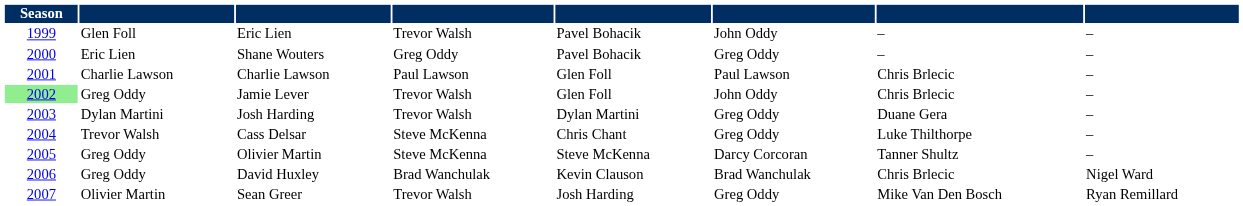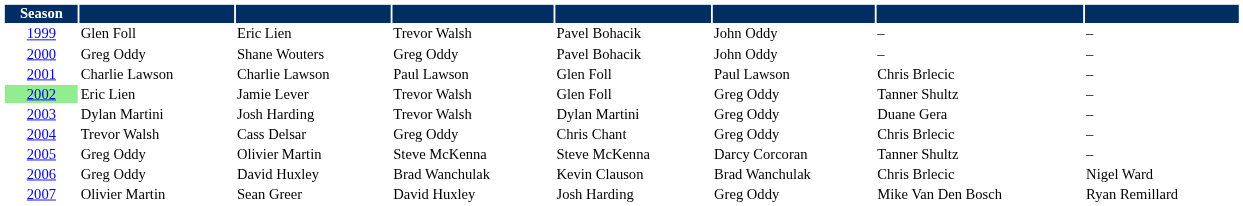(108, 54) Eric Lien -> (113, 54) Greg Oddy
(747, 54) Greg Oddy -> (746, 54) John Oddy
(113, 94) Greg Oddy -> (108, 94) Eric Lien
(746, 94) John Oddy -> (747, 94) Greg Oddy
(916, 94) Chris Brlecic -> (918, 94) Tanner Shultz
(440, 134) Steve McKenna -> (426, 134) Greg Oddy
(925, 134) Luke Thilthorpe -> (916, 134) Chris Brlecic
(433, 194) Trevor Walsh -> (434, 194) David Huxley
